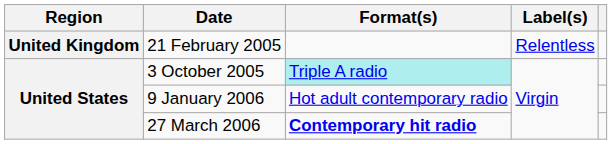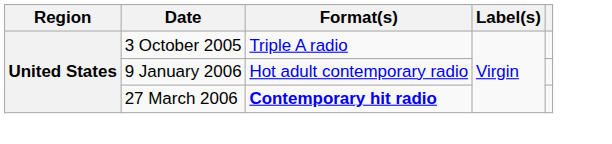- row: (214, 44)
(338, 71) paleturquoise background -> (299, 44) no background
